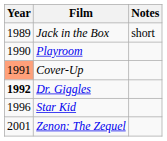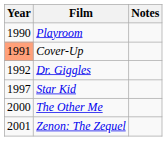- row: (73, 32)
(19, 88) bold -> (19, 70) normal
(19, 107) 1996 -> (19, 88) 1997
+ row: (69, 107)
